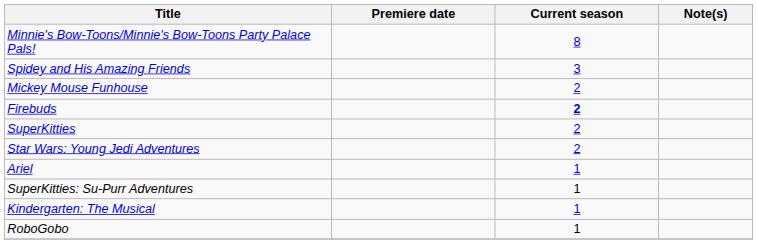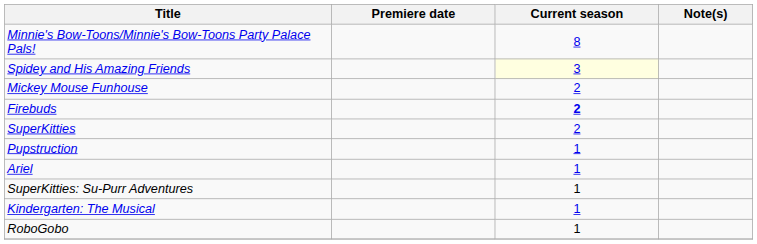(577, 68) no background -> (577, 68) lightyellow background
- row: (103, 149)
+ row: (42, 149)
